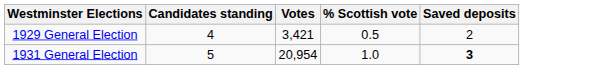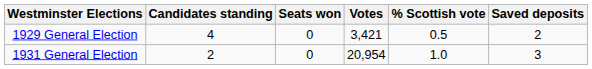+ column: (310, 14)
(211, 54) 5 -> (211, 54) 2
(469, 54) bold -> (538, 54) normal
